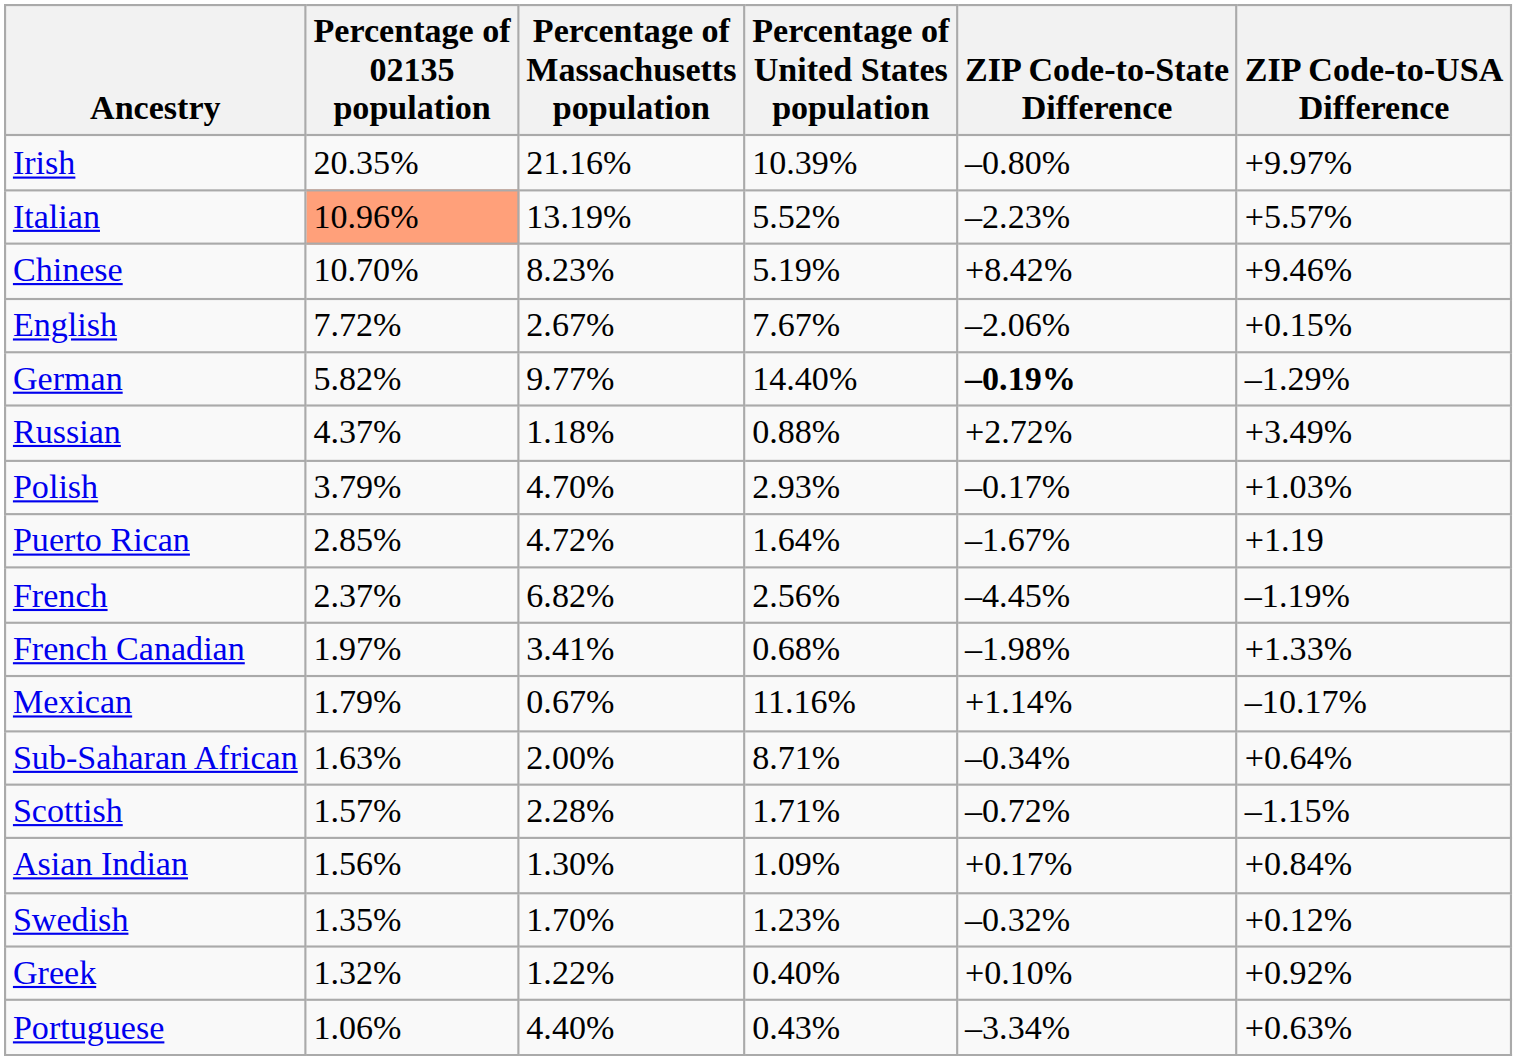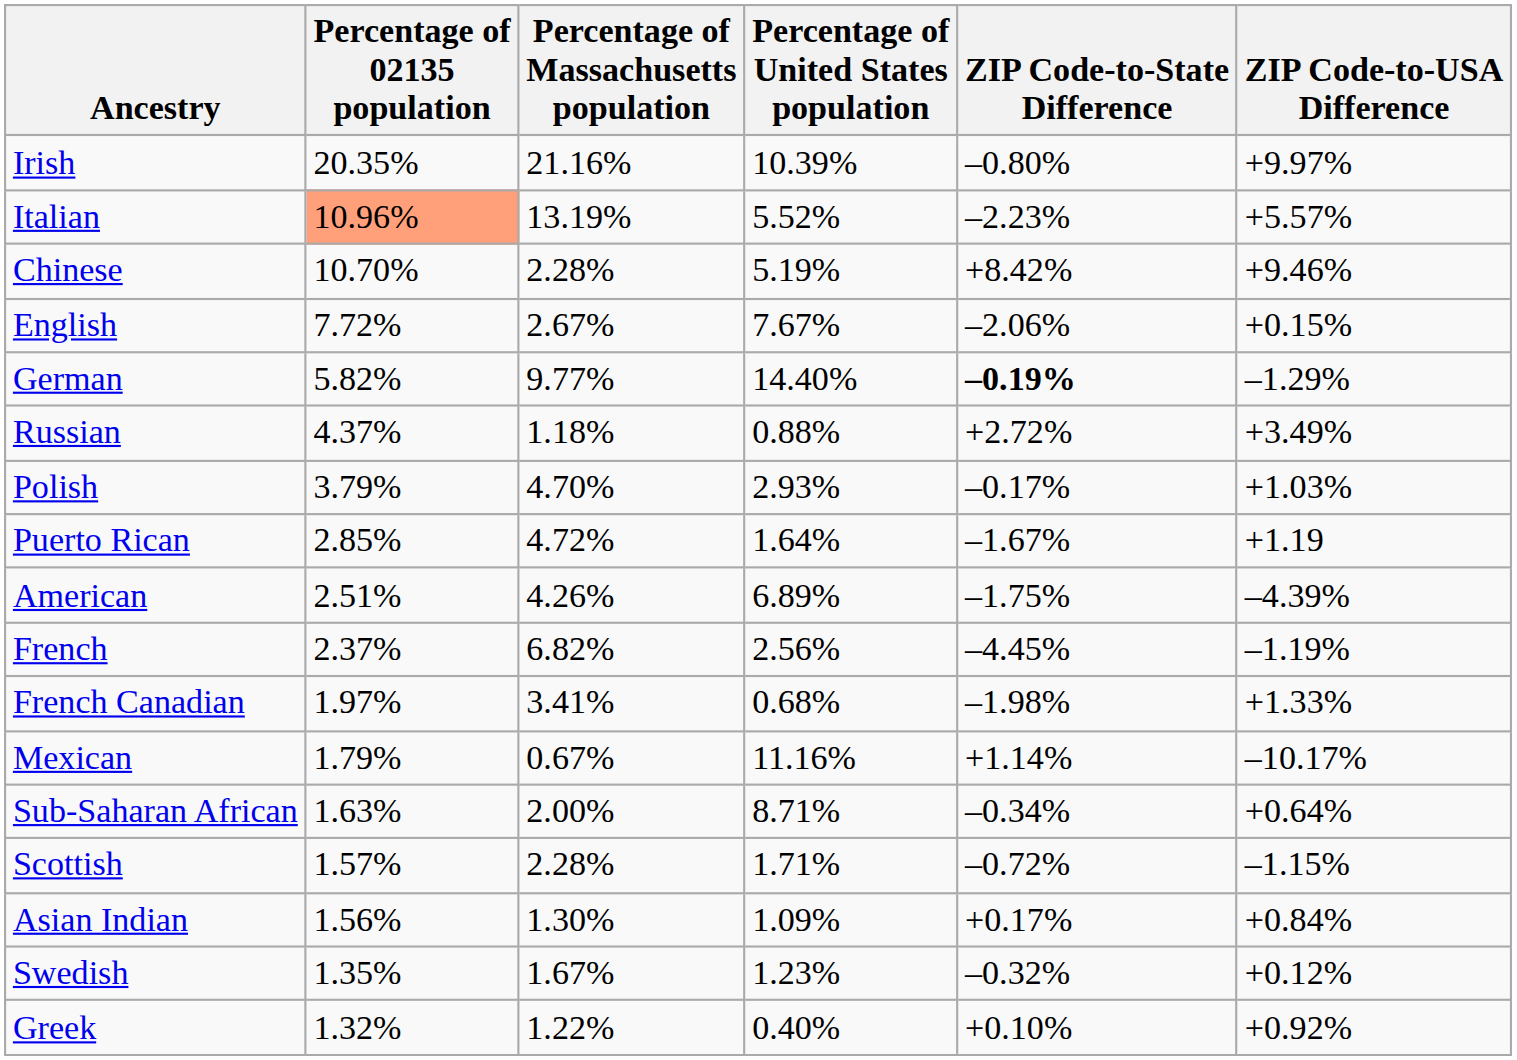(570, 270) 8.23% -> (570, 270) 2.28%
+ row: (80, 594)
(570, 918) 1.70% -> (570, 972) 1.67%
- row: (89, 1027)
